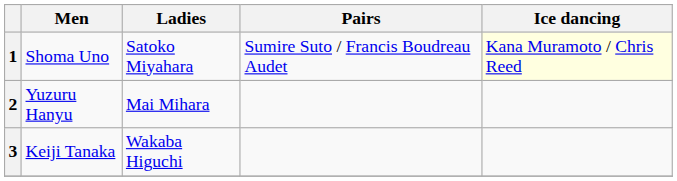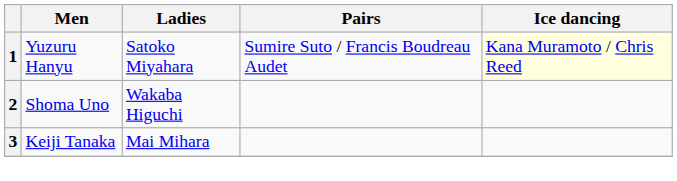(67, 56) Shoma Uno -> (51, 56) Yuzuru Hanyu
(51, 103) Yuzuru Hanyu -> (67, 103) Shoma Uno
(168, 103) Mai Mihara -> (154, 103) Wakaba Higuchi
(154, 151) Wakaba Higuchi -> (168, 141) Mai Mihara
